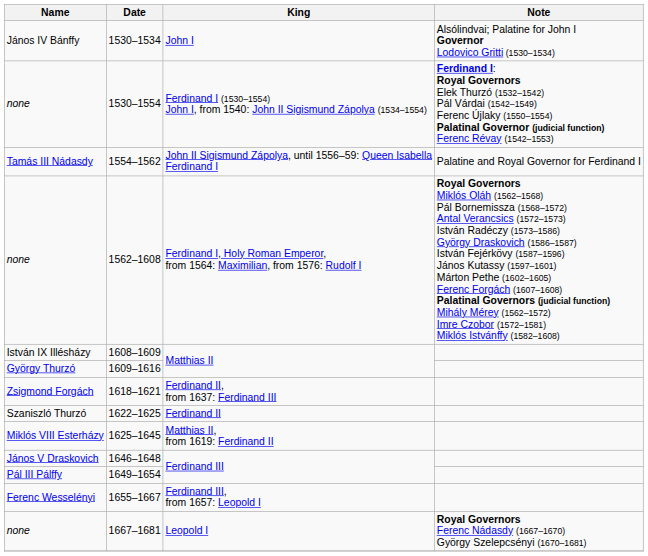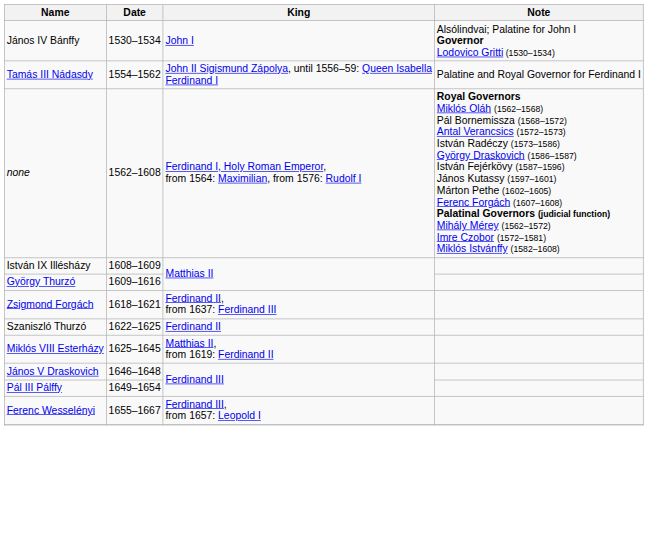- row: (135, 104)
- row: (135, 531)
